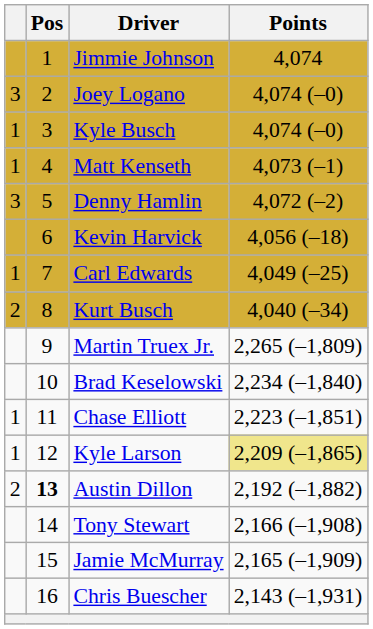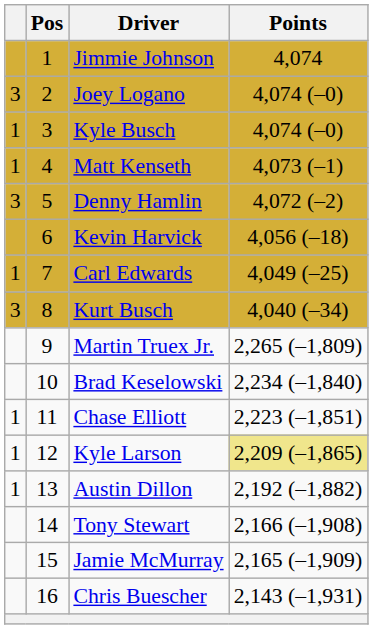(15, 309) 2 -> (15, 309) 3
(15, 488) 2 -> (15, 488) 1
(47, 488) bold -> (47, 488) normal
